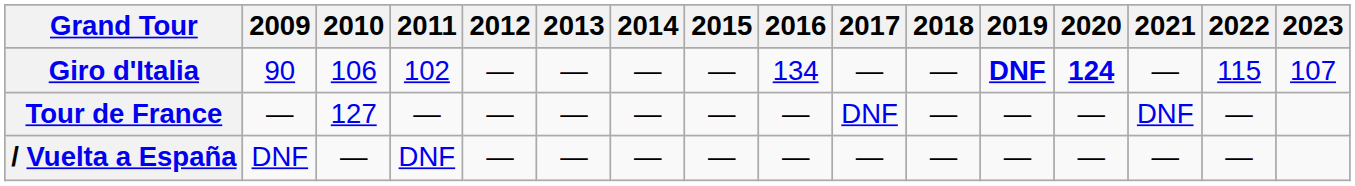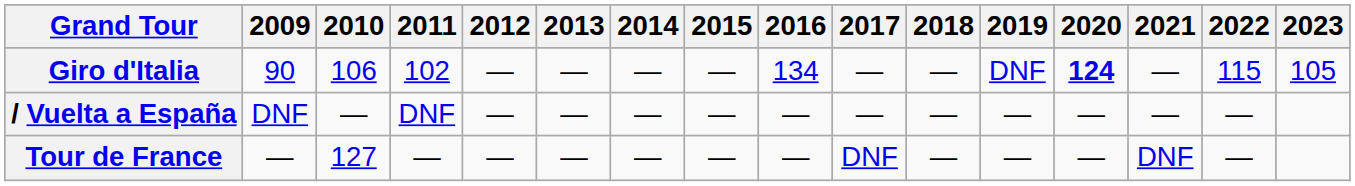(1017, 69) bold -> (1017, 69) normal
(1313, 69) 107 -> (1313, 69) 105
rows swapped: (124, 113) <-> (124, 157)
